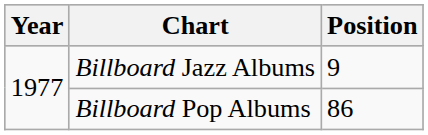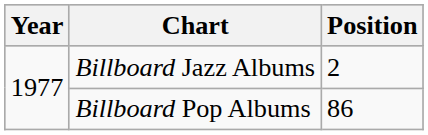(334, 66) 9 -> (334, 66) 2
